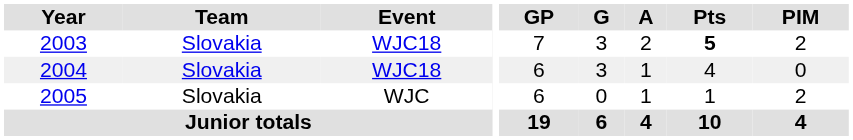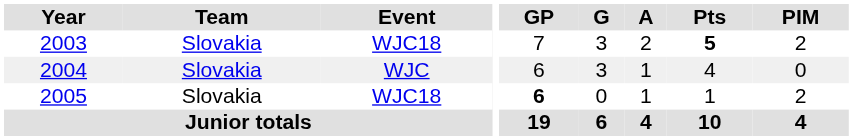(407, 69) WJC18 -> (407, 69) WJC
(407, 96) WJC -> (407, 96) WJC18
(539, 96) normal -> (539, 96) bold
